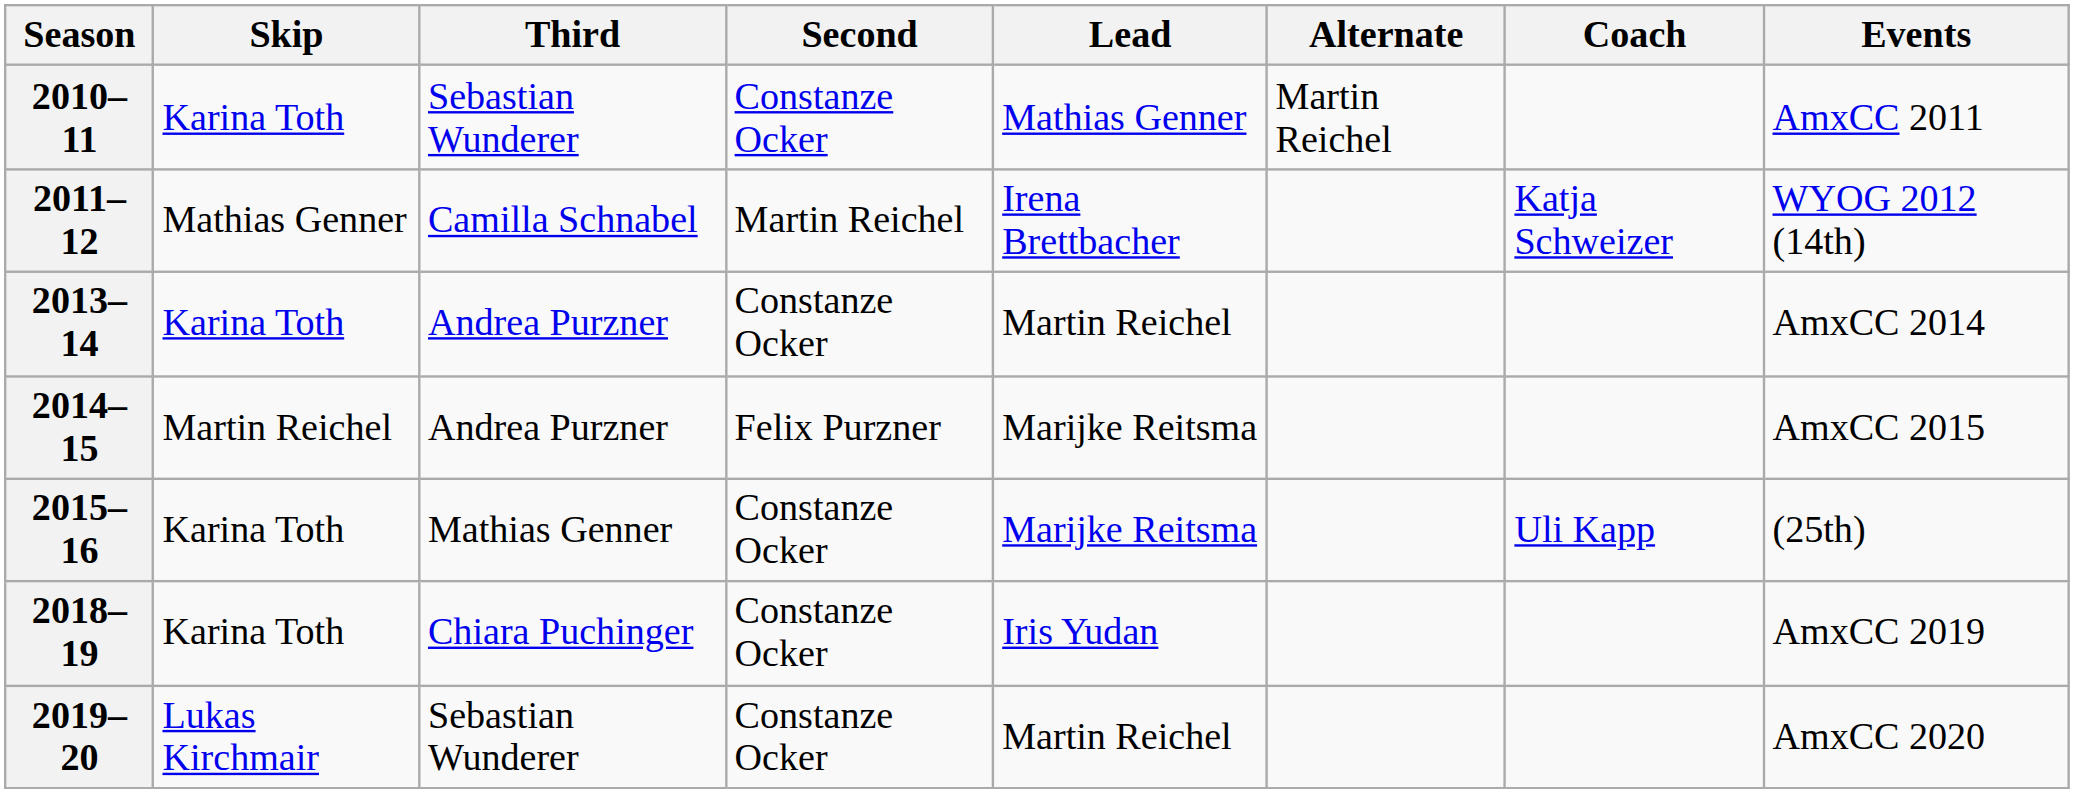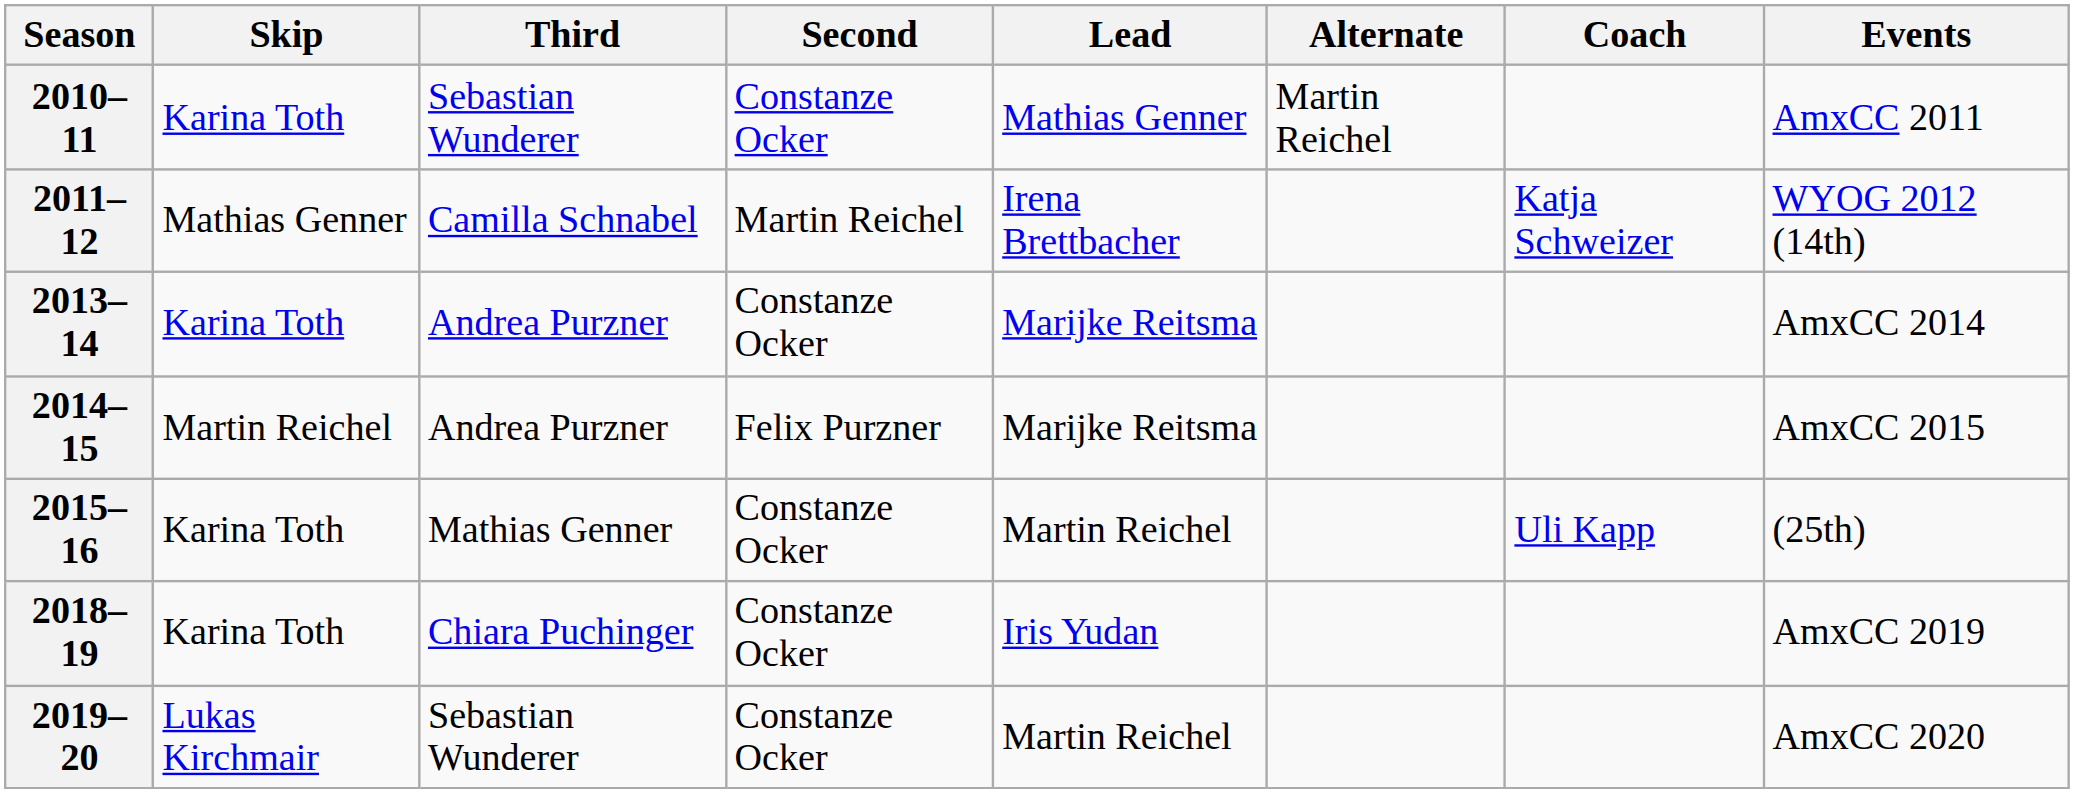(1117, 322) Martin Reichel -> (1130, 322) Marijke Reitsma
(1130, 529) Marijke Reitsma -> (1117, 529) Martin Reichel
